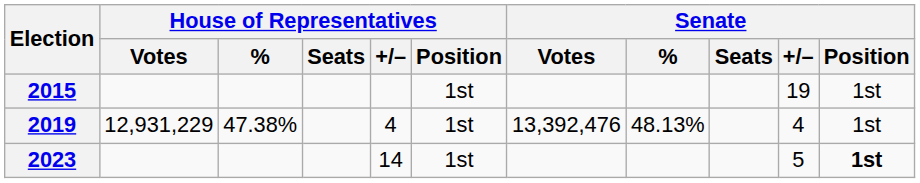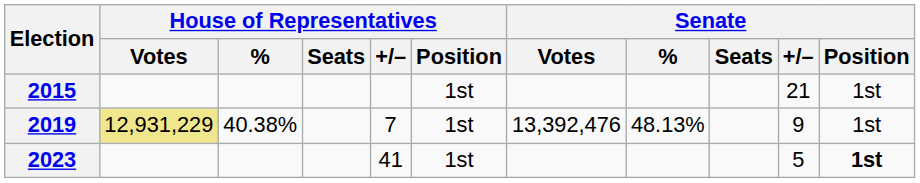(798, 90) 19 -> (798, 90) 21
(159, 125) no background -> (159, 125) khaki background
(260, 125) 47.38% -> (260, 125) 40.38%
(391, 125) 4 -> (391, 125) 7
(798, 125) 4 -> (798, 125) 9
(391, 159) 14 -> (391, 159) 41
